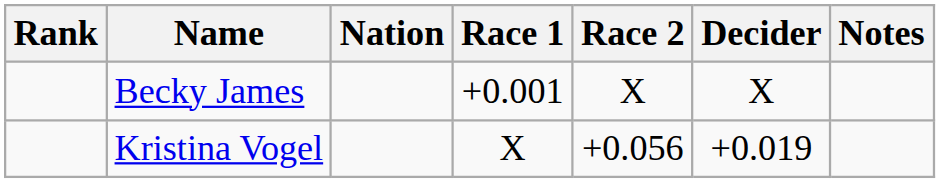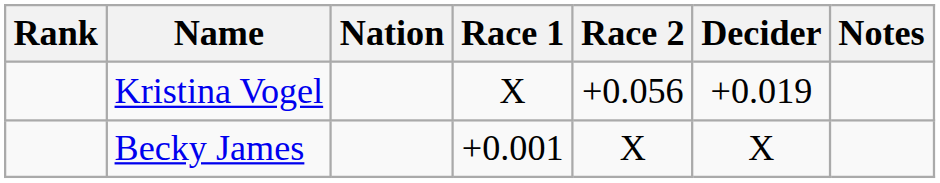rows swapped: (209, 90) <-> (219, 147)
